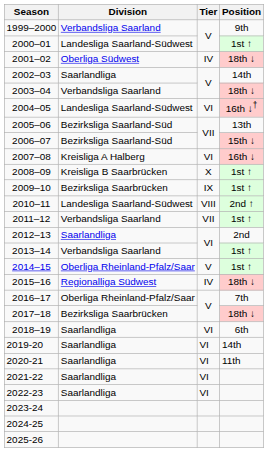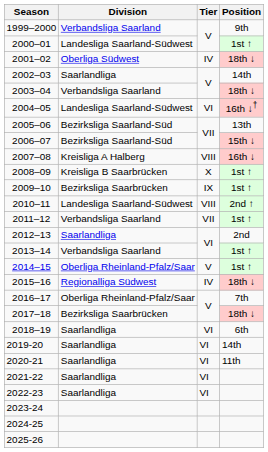(208, 156) VI -> (208, 156) VIII
